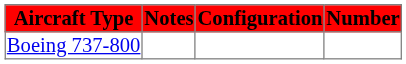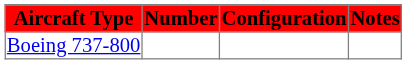columns swapped: (363, 18) <-> (169, 18)
